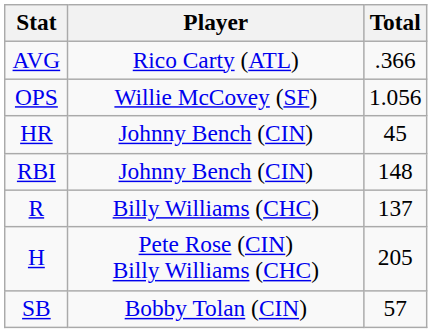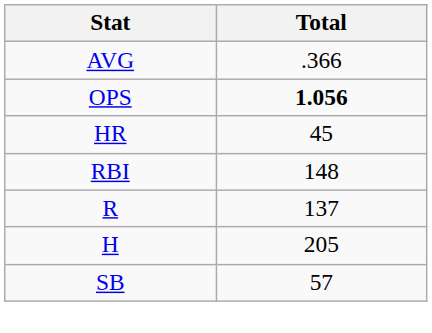- column: (216, 23)
(395, 97) normal -> (321, 97) bold
